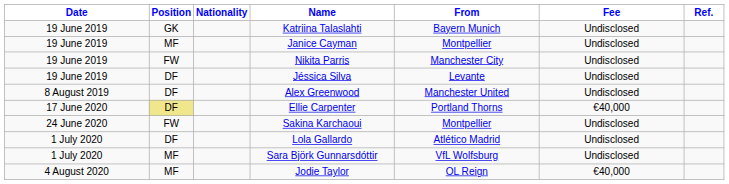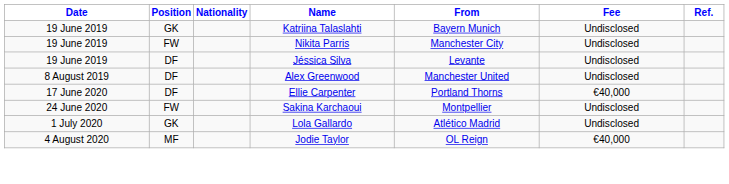- row: (322, 45)
(171, 108) khaki background -> (171, 92) no background
(171, 140) DF -> (171, 124) GK
- row: (322, 156)
